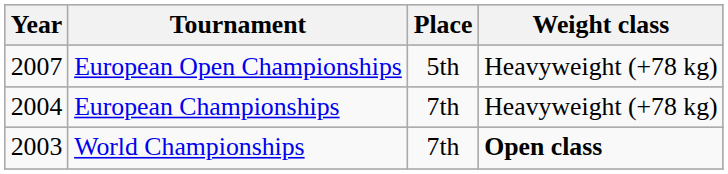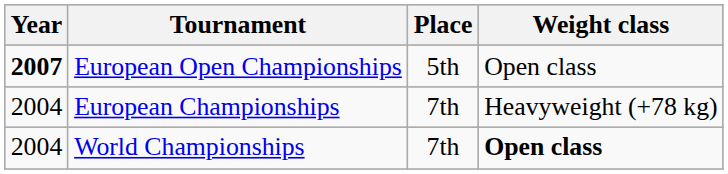(37, 65) normal -> (37, 65) bold
(601, 65) Heavyweight (+78 kg) -> (540, 65) Open class
(37, 147) 2003 -> (37, 147) 2004
